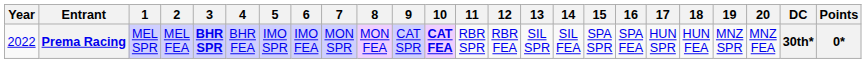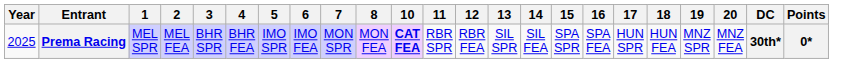- column: (408, 14)
(22, 41) 2022 -> (22, 41) 2025
(210, 41) bold -> (209, 41) normal
